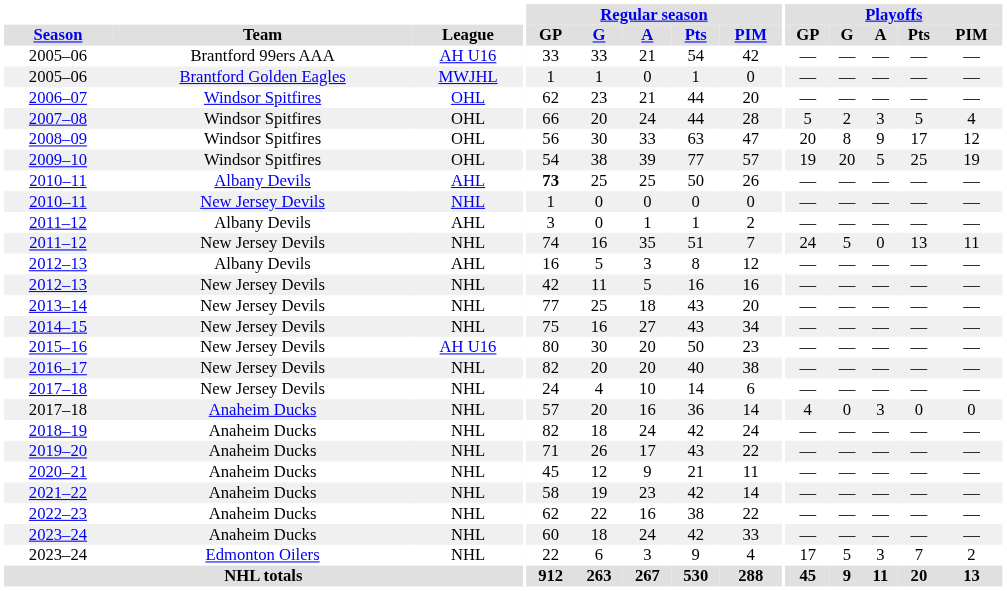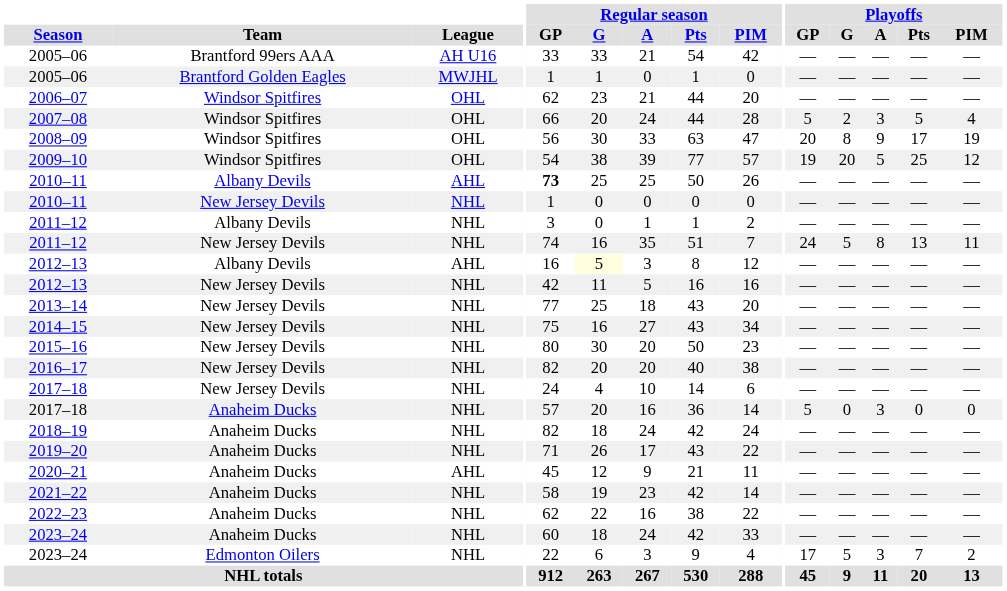(971, 139) 12 -> (971, 139) 19
(971, 159) 19 -> (971, 159) 12
(468, 222) AHL -> (468, 222) NHL
(880, 243) 0 -> (880, 243) 8
(599, 263) no background -> (599, 263) lightyellow background
(468, 347) AH U16 -> (468, 347) NHL
(808, 409) 4 -> (808, 409) 5
(468, 471) NHL -> (468, 471) AHL
